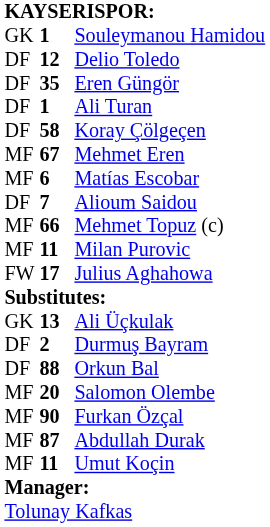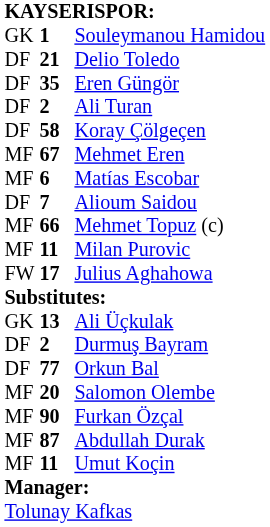(49, 59) 12 -> (49, 59) 21
(44, 106) 1 -> (44, 106) 2
(49, 368) 88 -> (49, 368) 77
